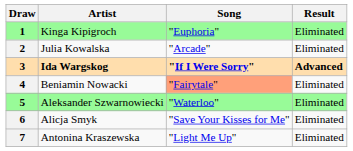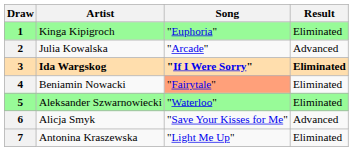(319, 48) Eliminated -> (316, 48) Advanced
(319, 66) Advanced -> (319, 66) Eliminated
(319, 119) Eliminated -> (316, 119) Advanced
